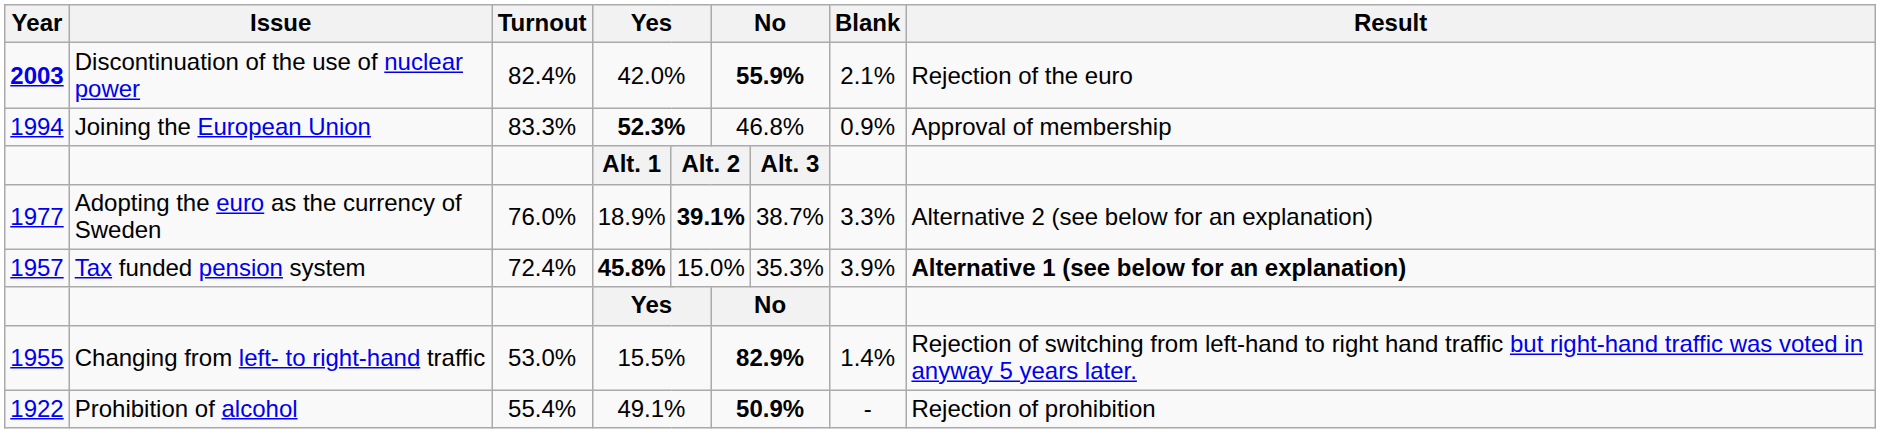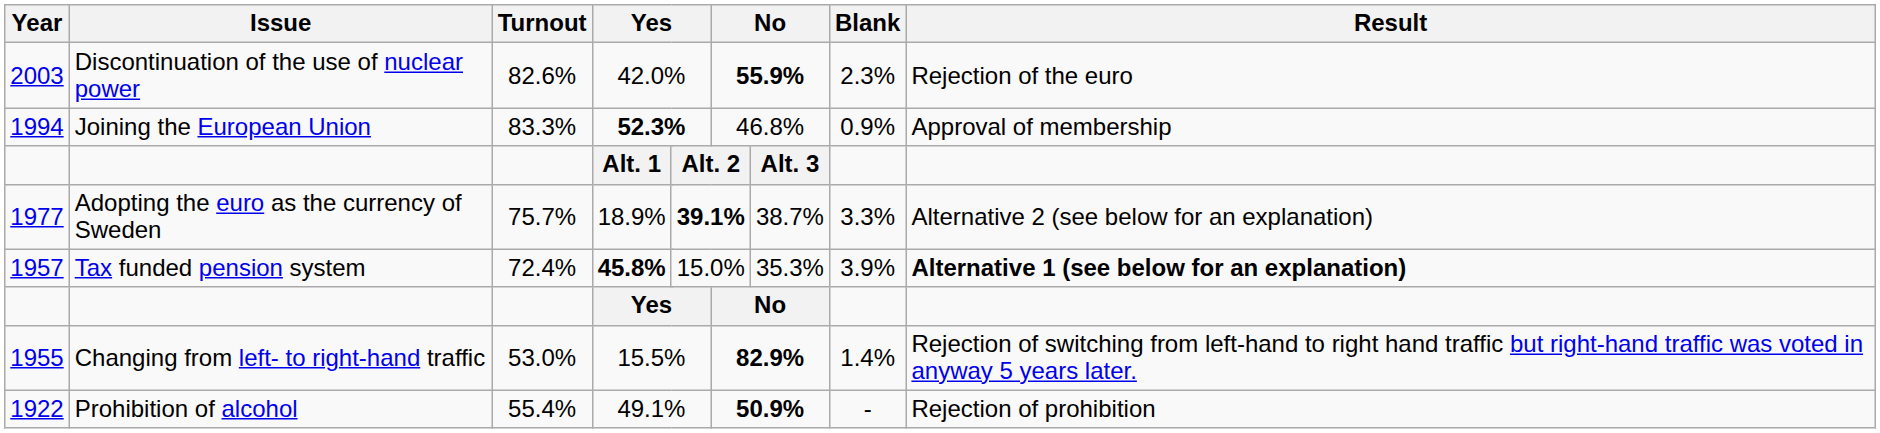(37, 75) bold -> (37, 75) normal
(542, 75) 82.4% -> (542, 75) 82.6%
(868, 75) 2.1% -> (868, 75) 2.3%
(542, 216) 76.0% -> (542, 216) 75.7%
